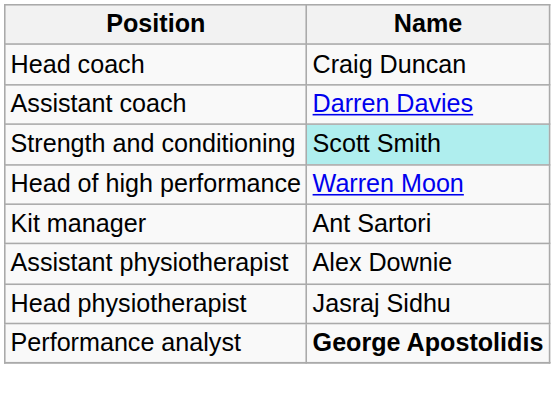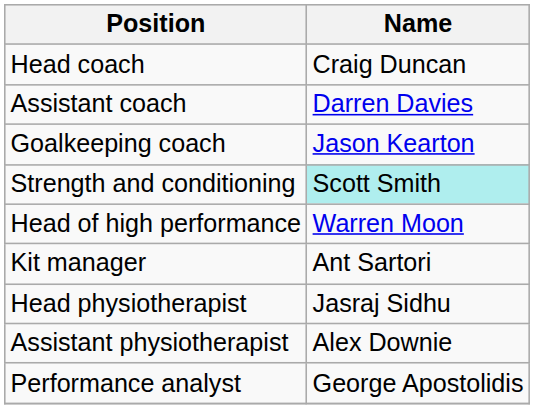+ row: (118, 143)
rows swapped: (129, 303) <-> (150, 263)
(428, 343) bold -> (418, 382) normal
